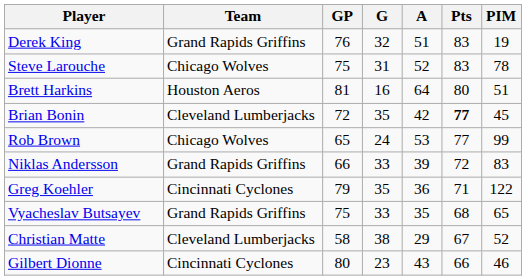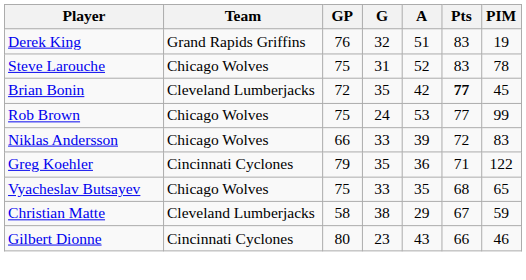- row: (50, 90)
(342, 139) 65 -> (342, 115) 75
(236, 164) Grand Rapids Griffins -> (218, 139) Chicago Wolves
(236, 213) Grand Rapids Griffins -> (218, 189) Chicago Wolves
(501, 238) 52 -> (501, 213) 59
